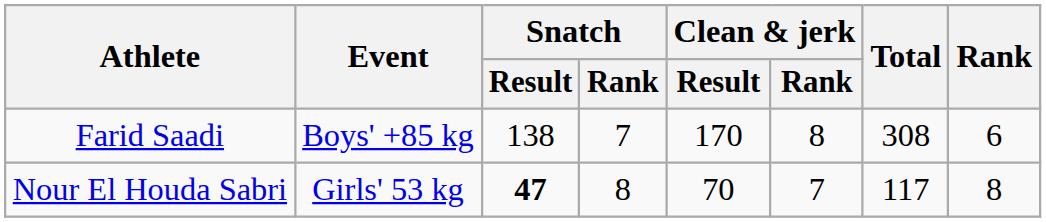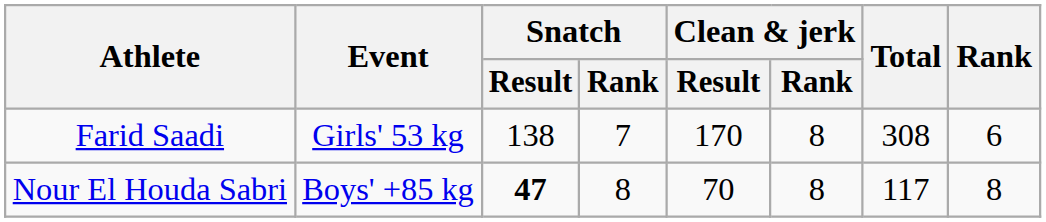(388, 135) Boys' +85 kg -> (388, 135) Girls' 53 kg
(388, 189) Girls' 53 kg -> (388, 189) Boys' +85 kg
(817, 189) 7 -> (817, 189) 8
